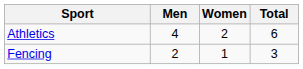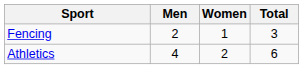rows swapped: (31, 34) <-> (29, 53)
